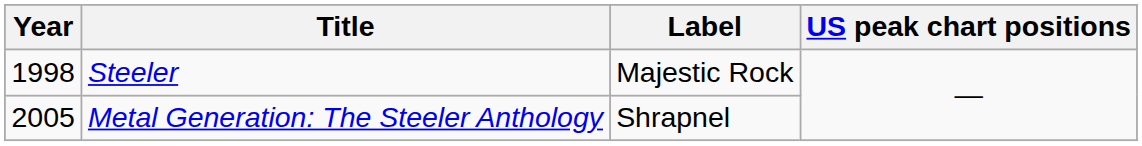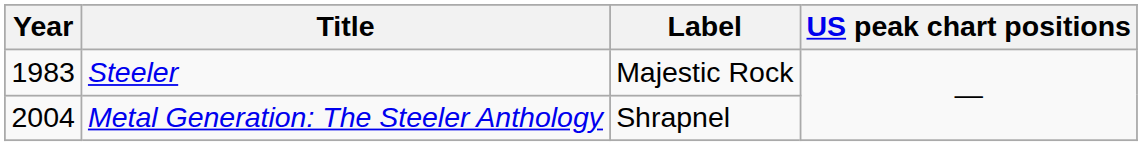(43, 72) 1998 -> (43, 72) 1983
(43, 117) 2005 -> (43, 117) 2004
